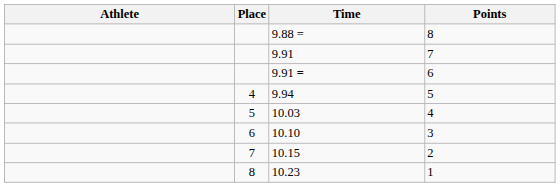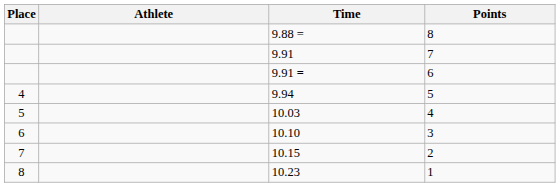columns swapped: (252, 14) <-> (120, 14)
